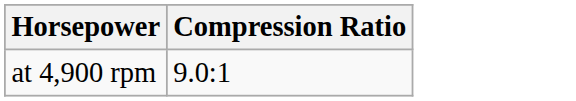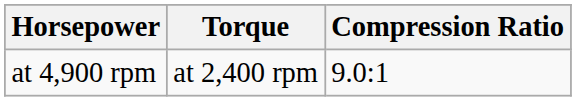+ column: (246, 27)
